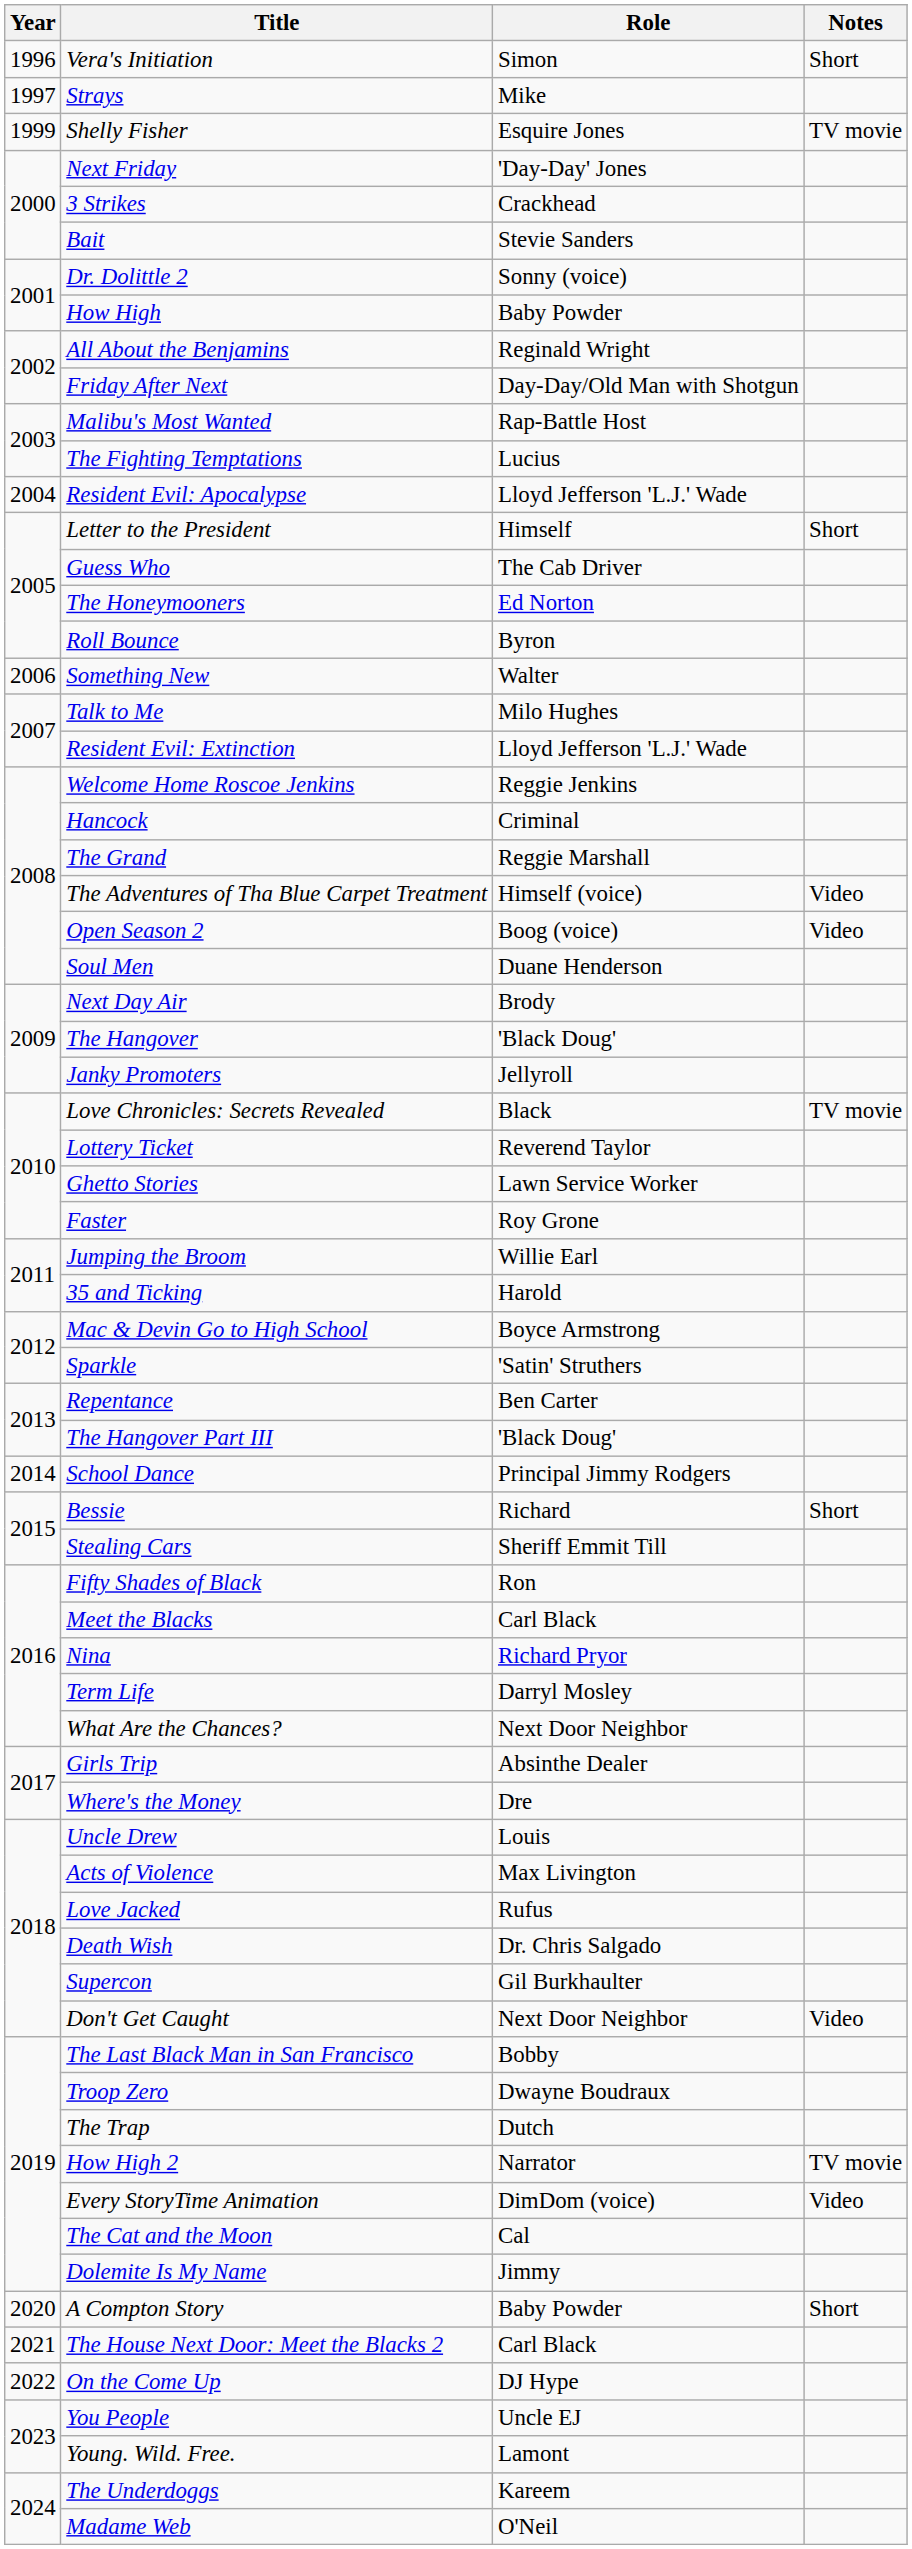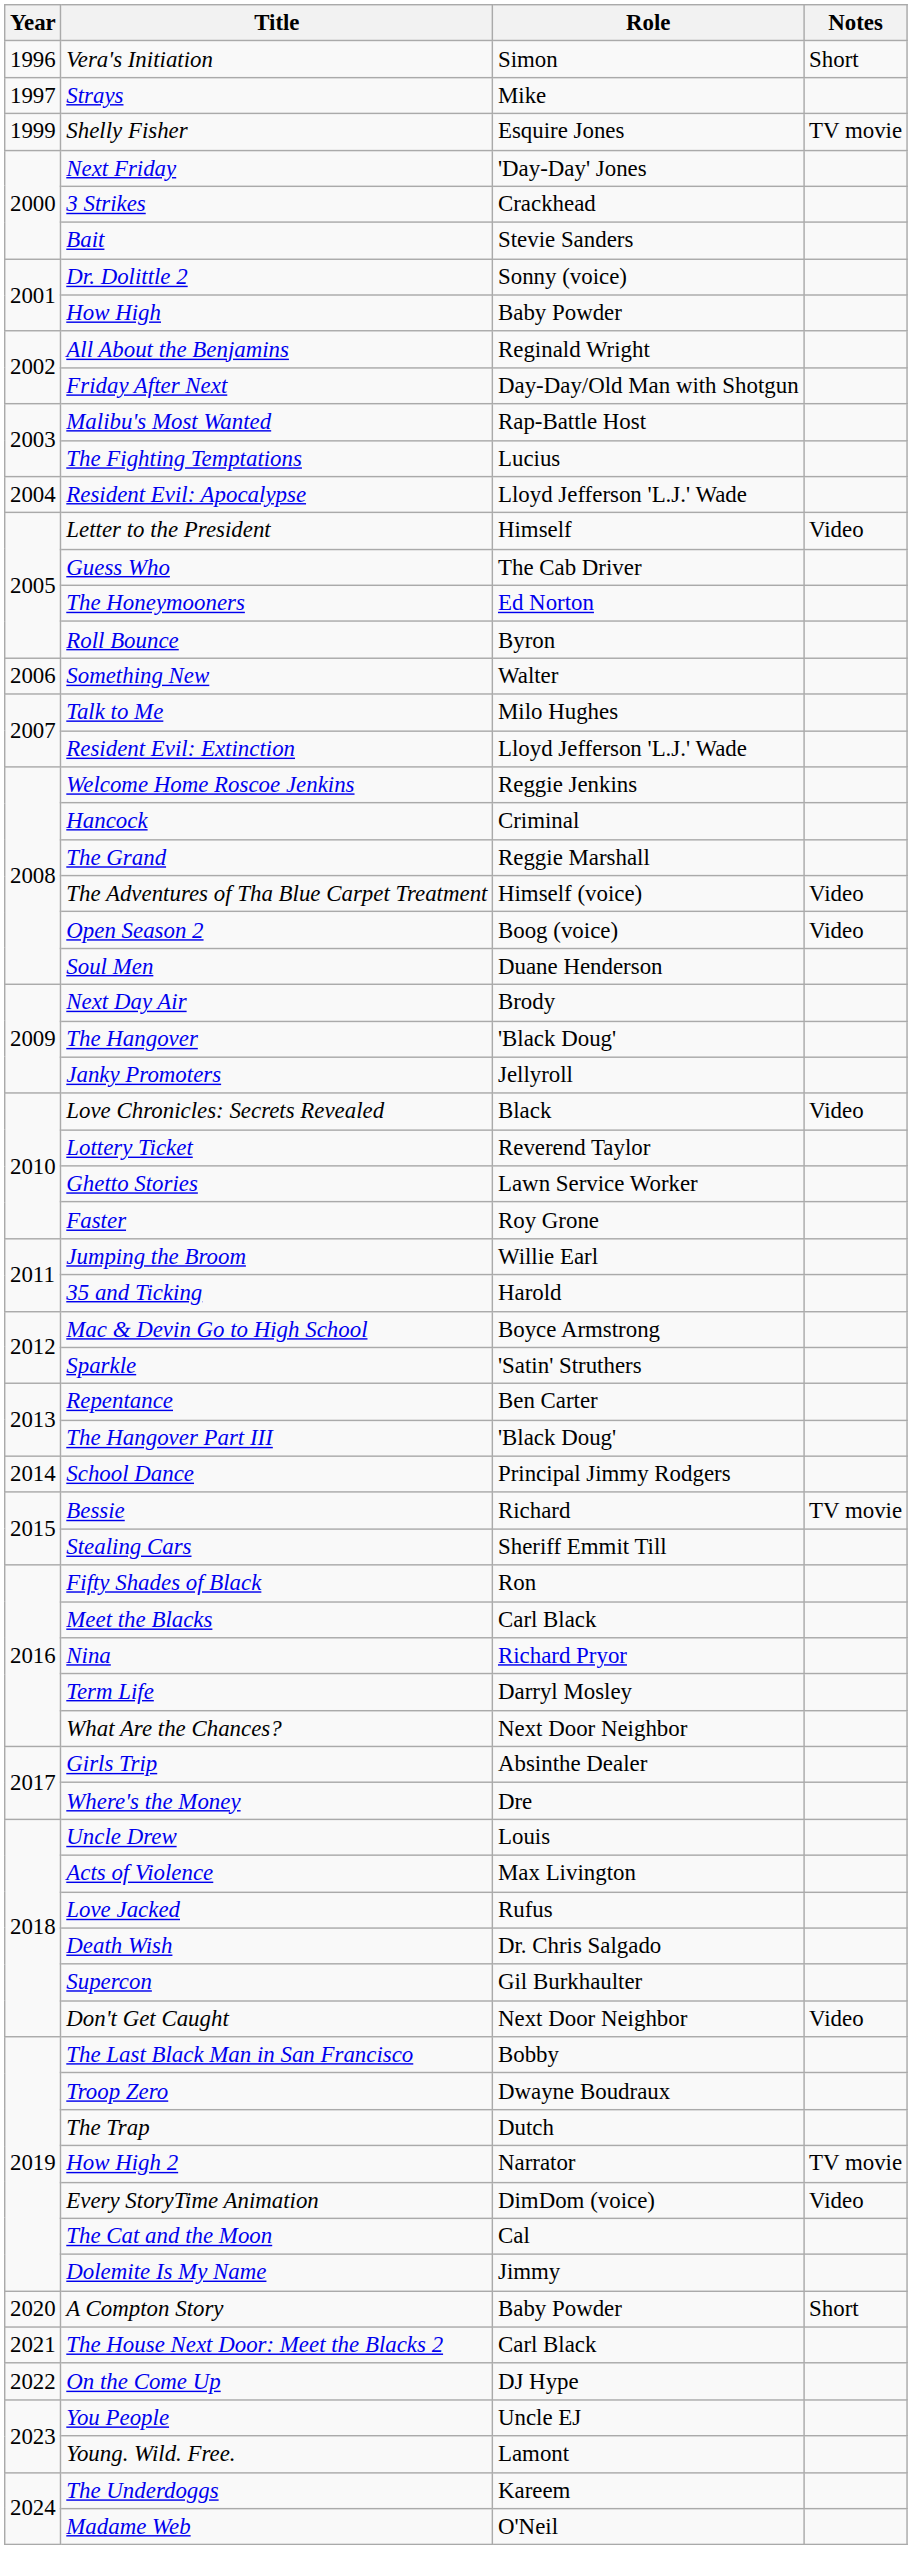(834, 530) Short -> (836, 530) Video
(856, 1111) TV movie -> (836, 1111) Video
(834, 1510) Short -> (856, 1510) TV movie
